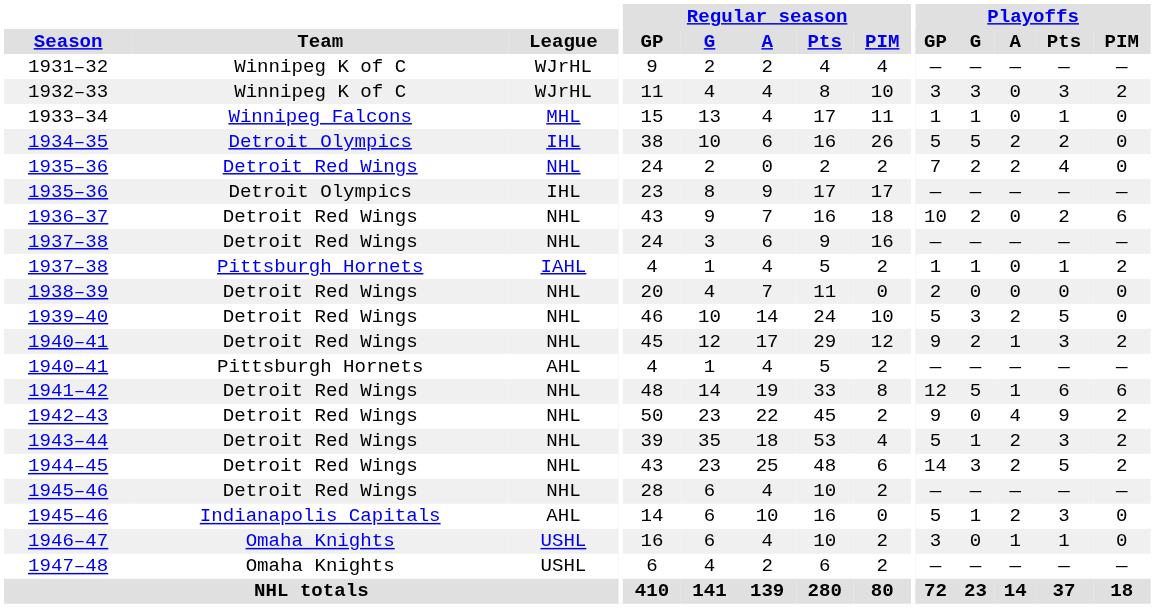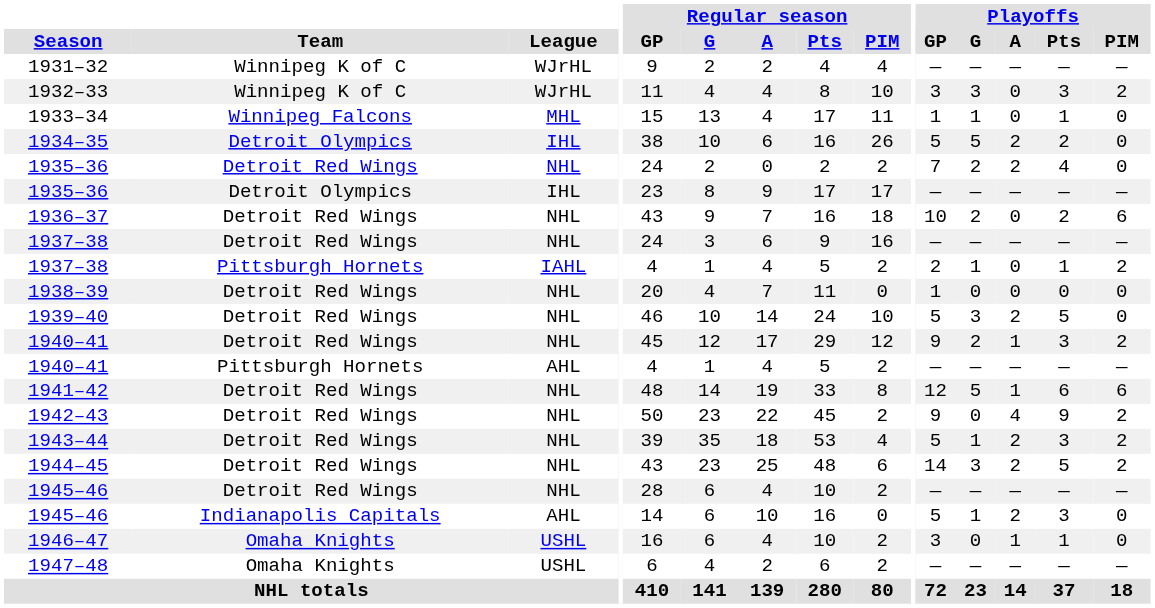(935, 266) 1 -> (935, 266) 2
(935, 291) 2 -> (935, 291) 1
